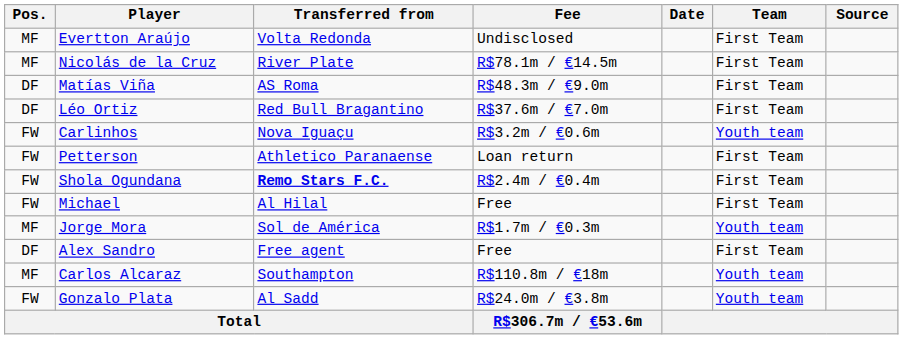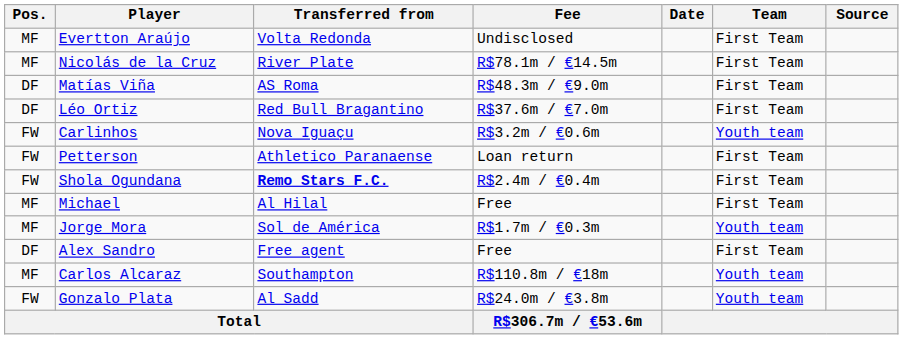(30, 205) FW -> (30, 205) MF
